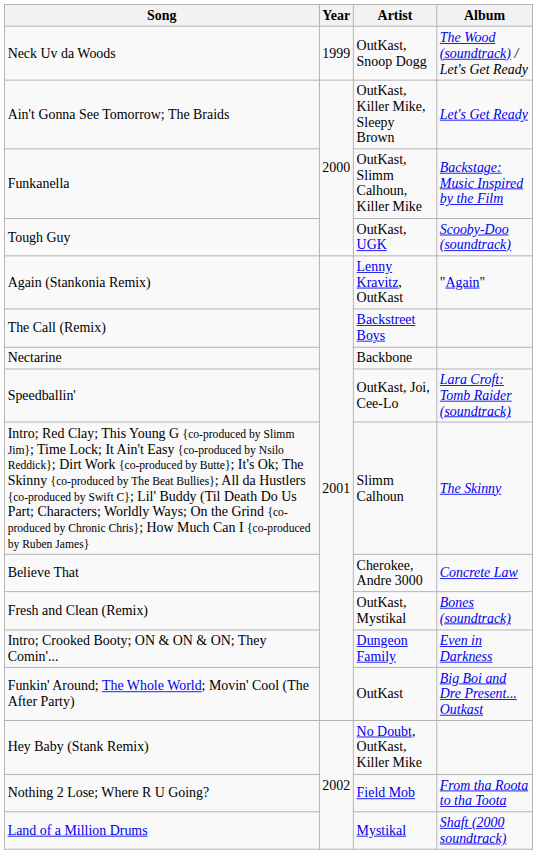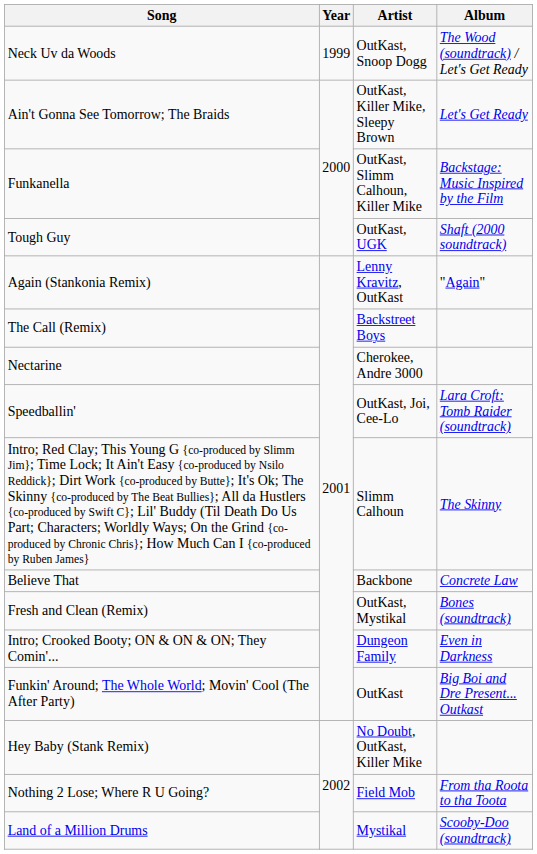(475, 236) Scooby-Doo (soundtrack) -> (473, 236) Shaft (2000 soundtrack)
(384, 357) Backbone -> (390, 365) Cherokee, Andre 3000
(390, 572) Cherokee, Andre 3000 -> (384, 580) Backbone
(473, 830) Shaft (2000 soundtrack) -> (475, 830) Scooby-Doo (soundtrack)
